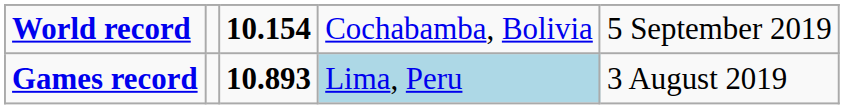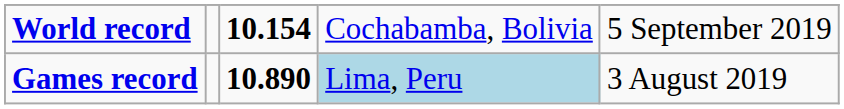(269, 77) 10.893 -> (269, 77) 10.890
